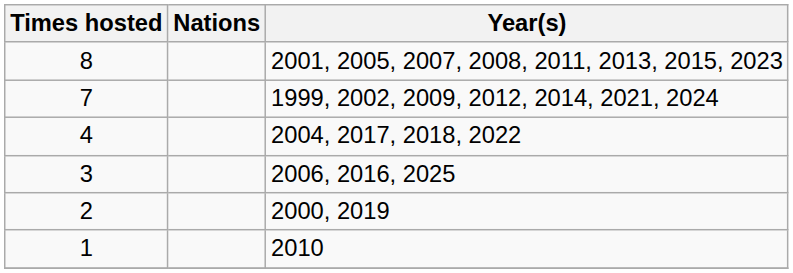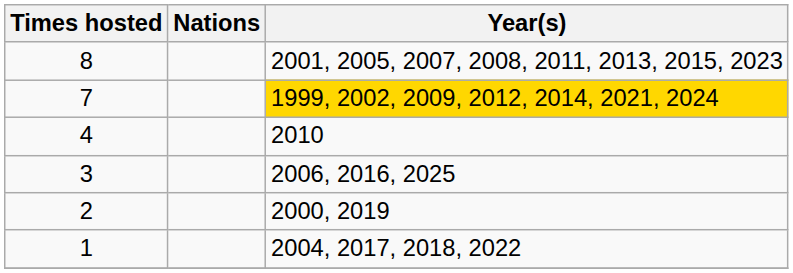(495, 98) no background -> (495, 98) gold background
(396, 135) 2004, 2017, 2018, 2022 -> (297, 135) 2010
(297, 248) 2010 -> (396, 248) 2004, 2017, 2018, 2022
